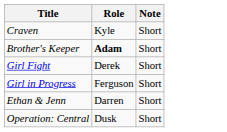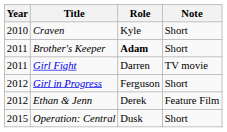+ column: (17, 13)
(107, 66) Derek -> (135, 66) Darren
(150, 66) Short -> (186, 66) TV movie
(109, 101) Darren -> (133, 101) Derek
(150, 101) Short -> (192, 101) Feature Film
